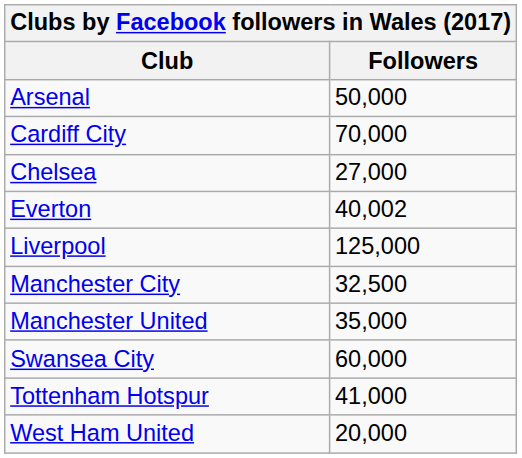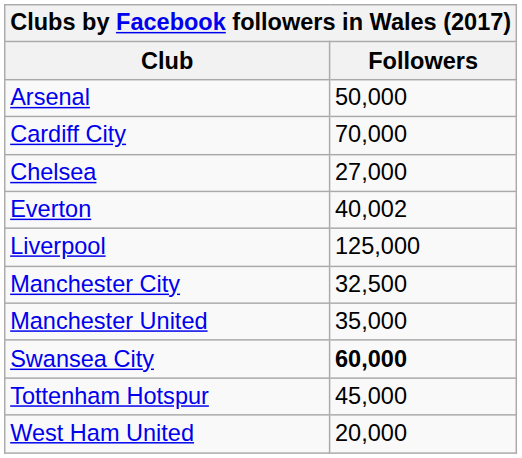(371, 358) normal -> (371, 358) bold
(371, 396) 41,000 -> (371, 396) 45,000
